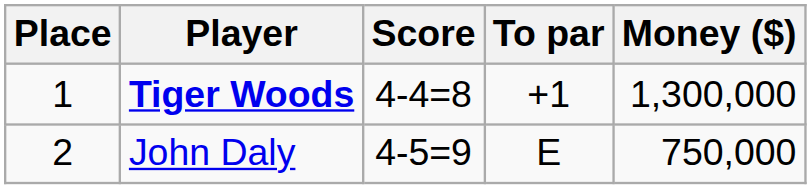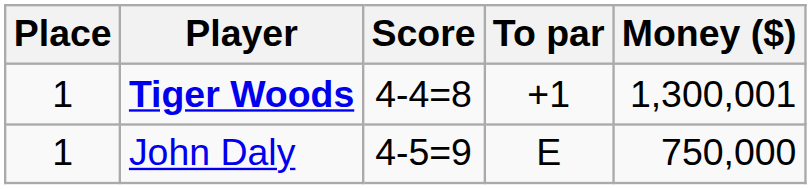(713, 93) 1,300,000 -> (713, 93) 1,300,001
(63, 152) 2 -> (63, 152) 1
